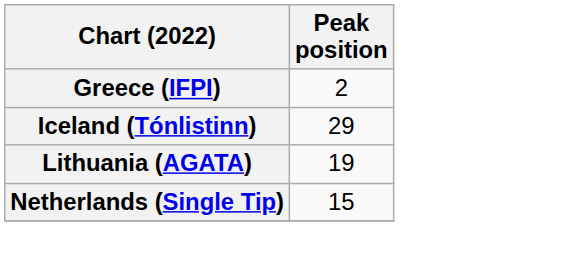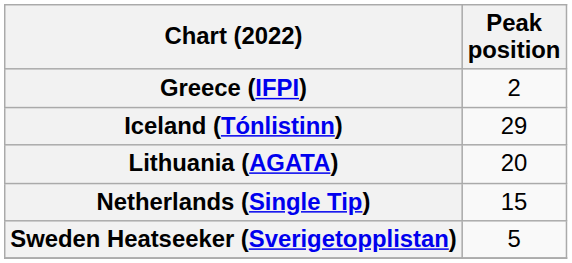(341, 163) 19 -> (514, 163) 20
+ row: (233, 239)
